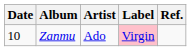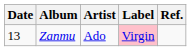(14, 35) 10 -> (14, 35) 13
